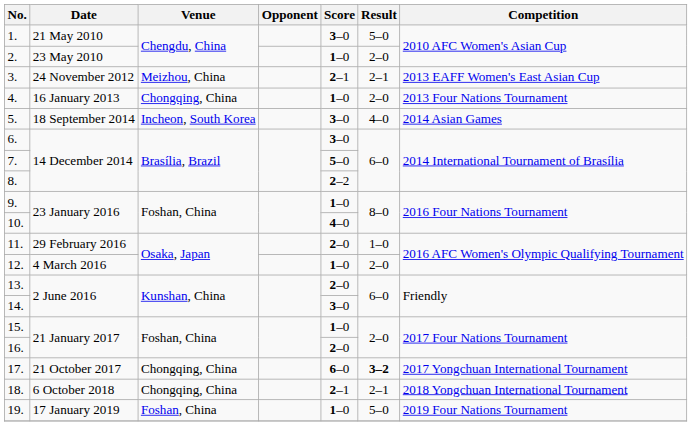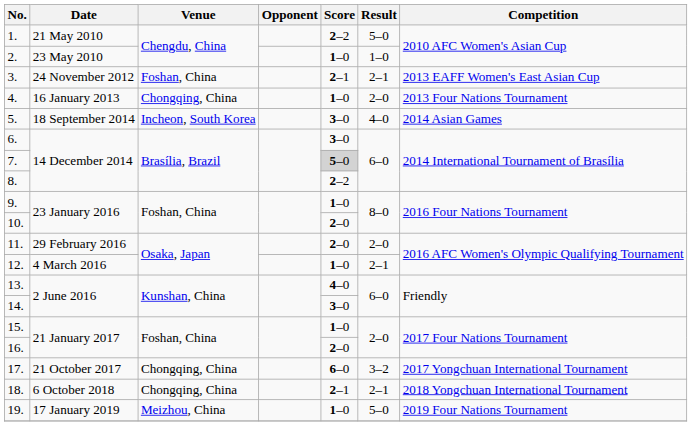(339, 35) 3–0 -> (339, 35) 2–2
(379, 56) 2–0 -> (379, 56) 1–0
(183, 77) Meizhou, China -> (179, 77) Foshan, China
(339, 160) no background -> (339, 160) lightgrey background
(339, 222) 4–0 -> (339, 222) 2–0
(379, 243) 1–0 -> (379, 243) 2–0
(379, 264) 2–0 -> (379, 264) 2–1
(339, 285) 2–0 -> (339, 285) 4–0
(379, 368) bold -> (379, 368) normal
(179, 410) Foshan, China -> (183, 410) Meizhou, China
